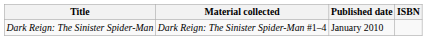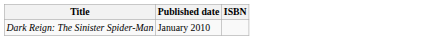- column: (242, 12)
